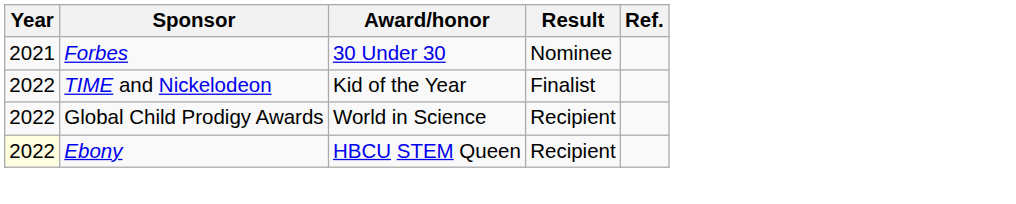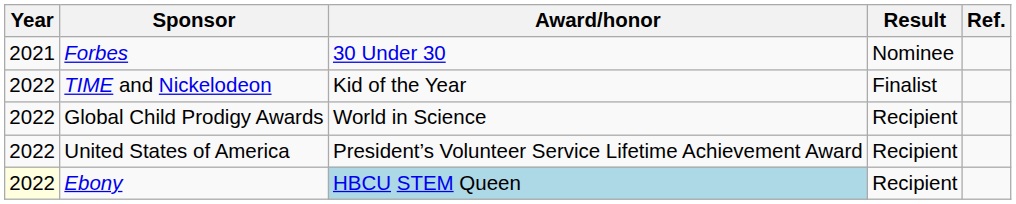+ row: (177, 150)
(427, 150) no background -> (427, 183) lightblue background
